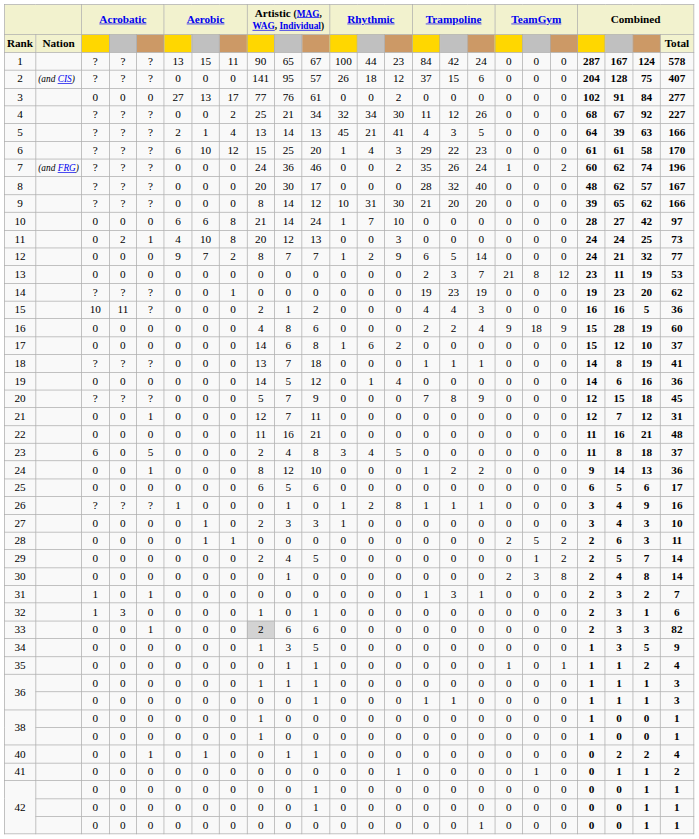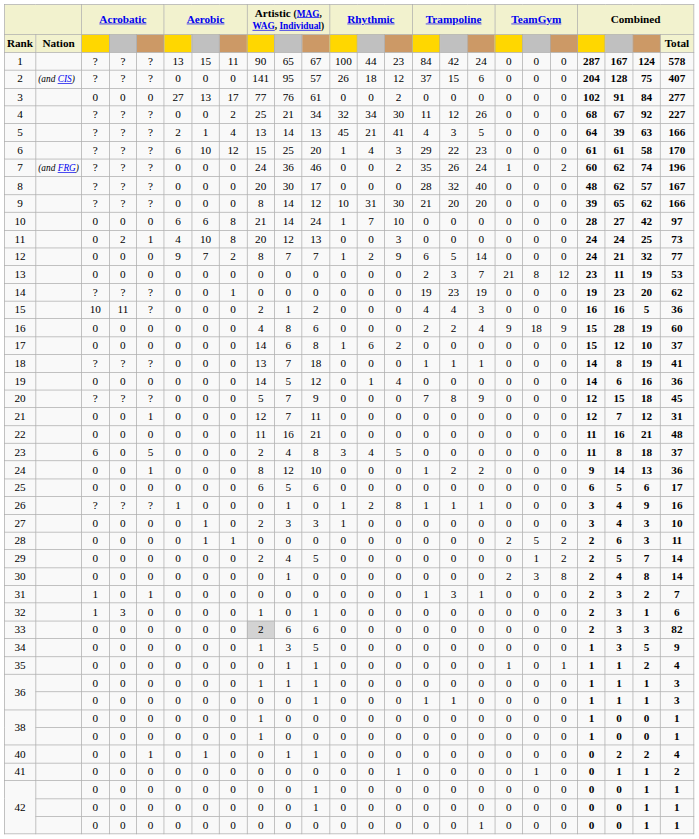(150, 629) 1 -> (150, 629) 0
